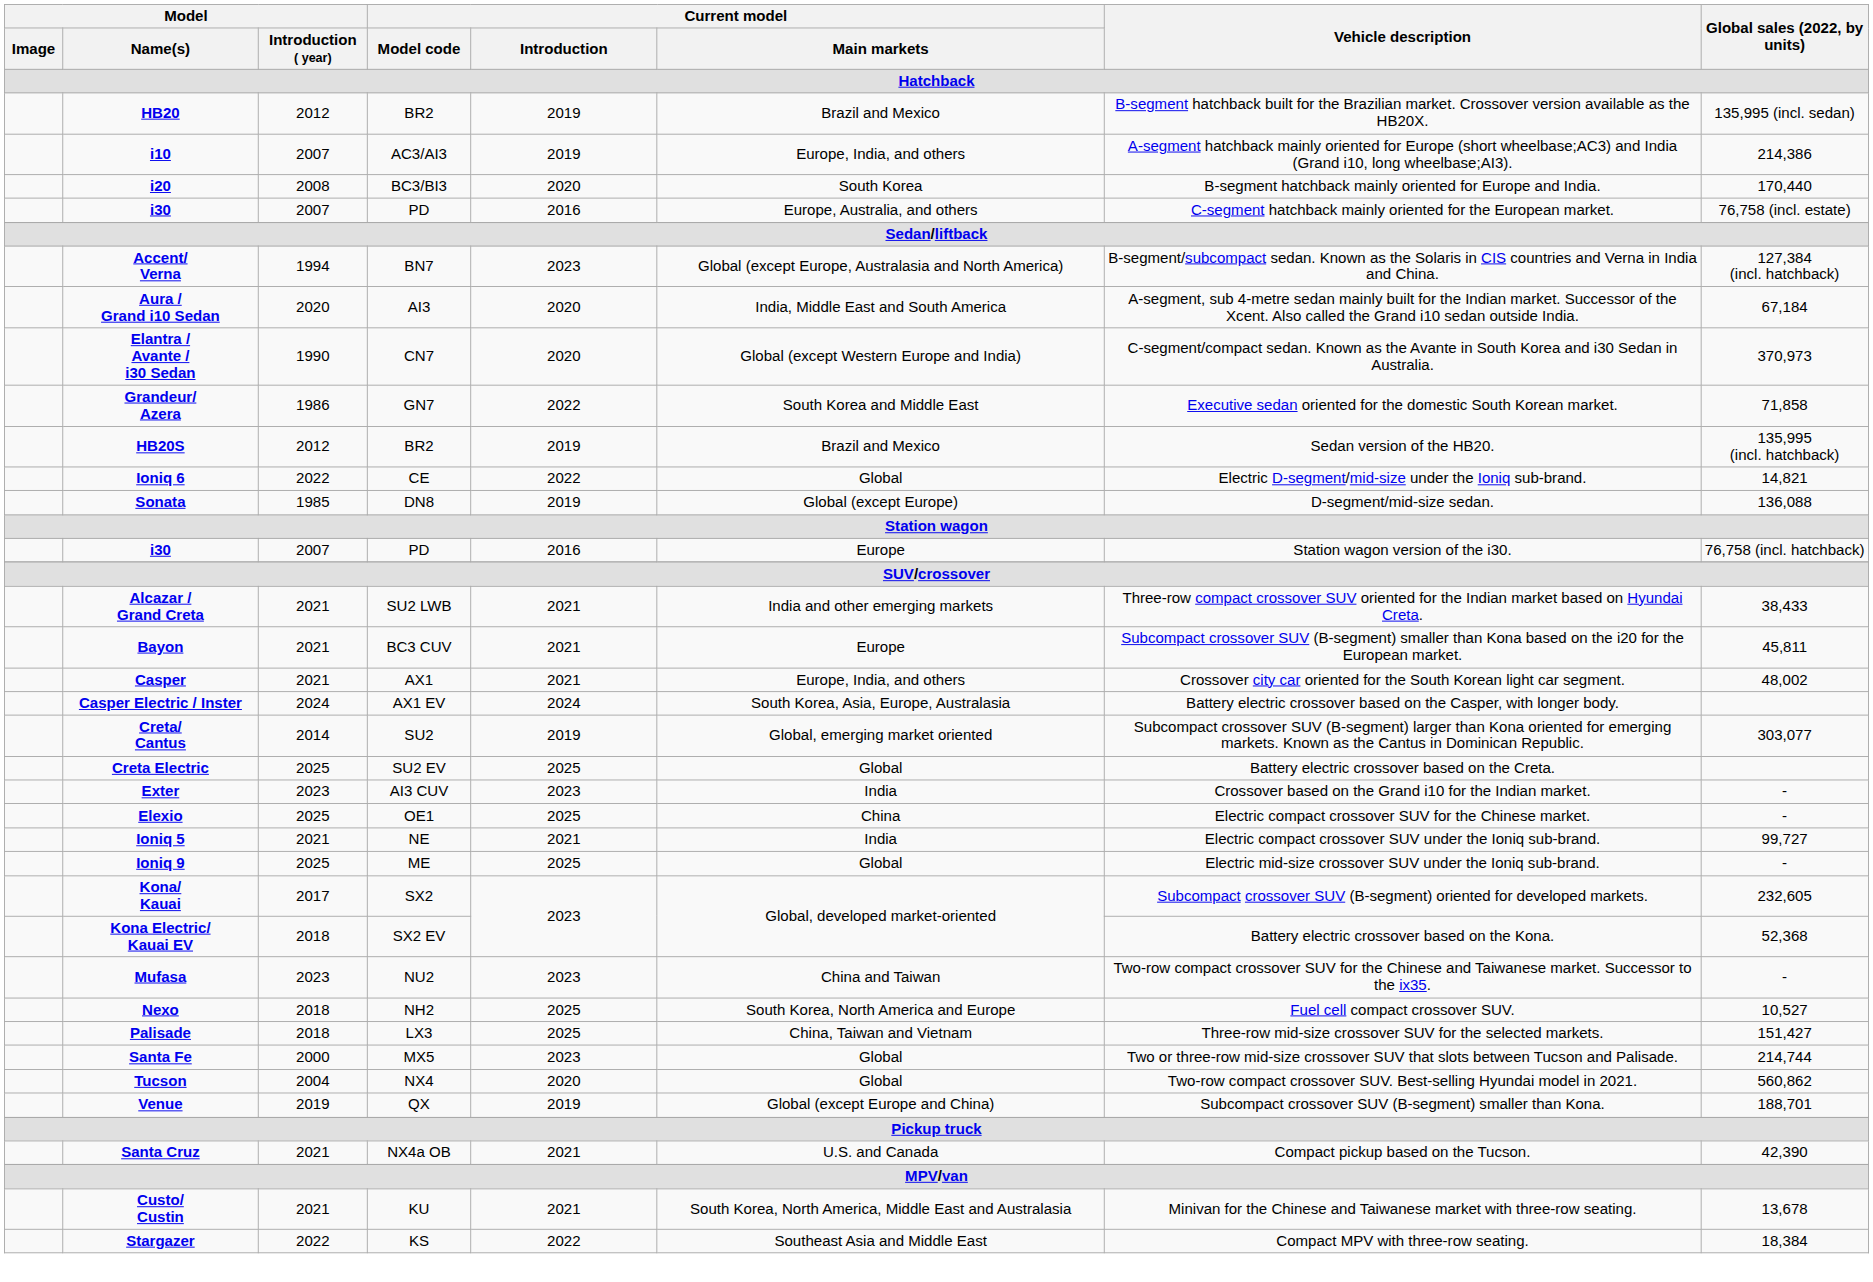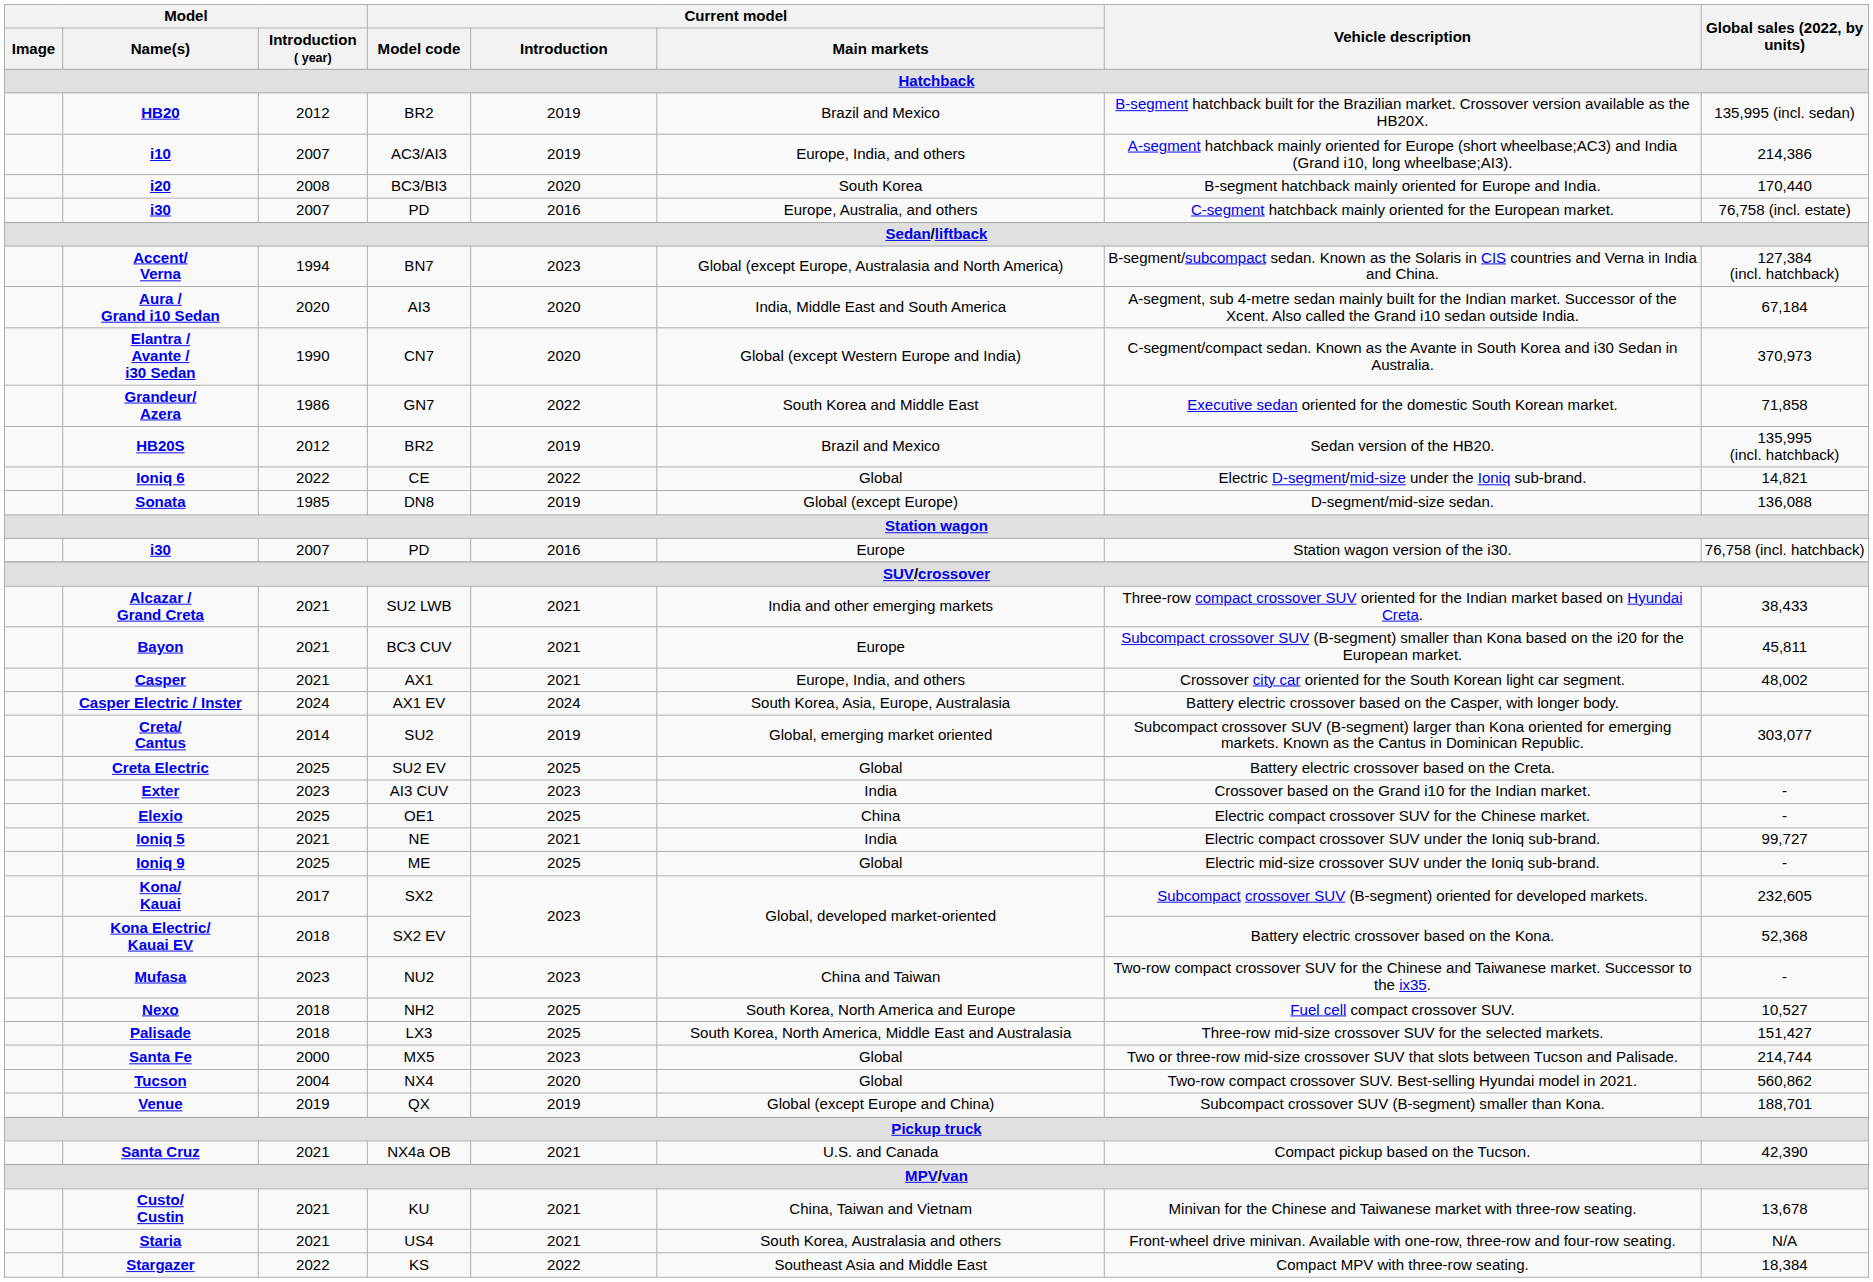(881, 1033) China, Taiwan and Vietnam -> (881, 1033) South Korea, North America, Middle East and Australasia
(881, 1208) South Korea, North America, Middle East and Australasia -> (881, 1208) China, Taiwan and Vietnam
+ row: (160, 1241)
